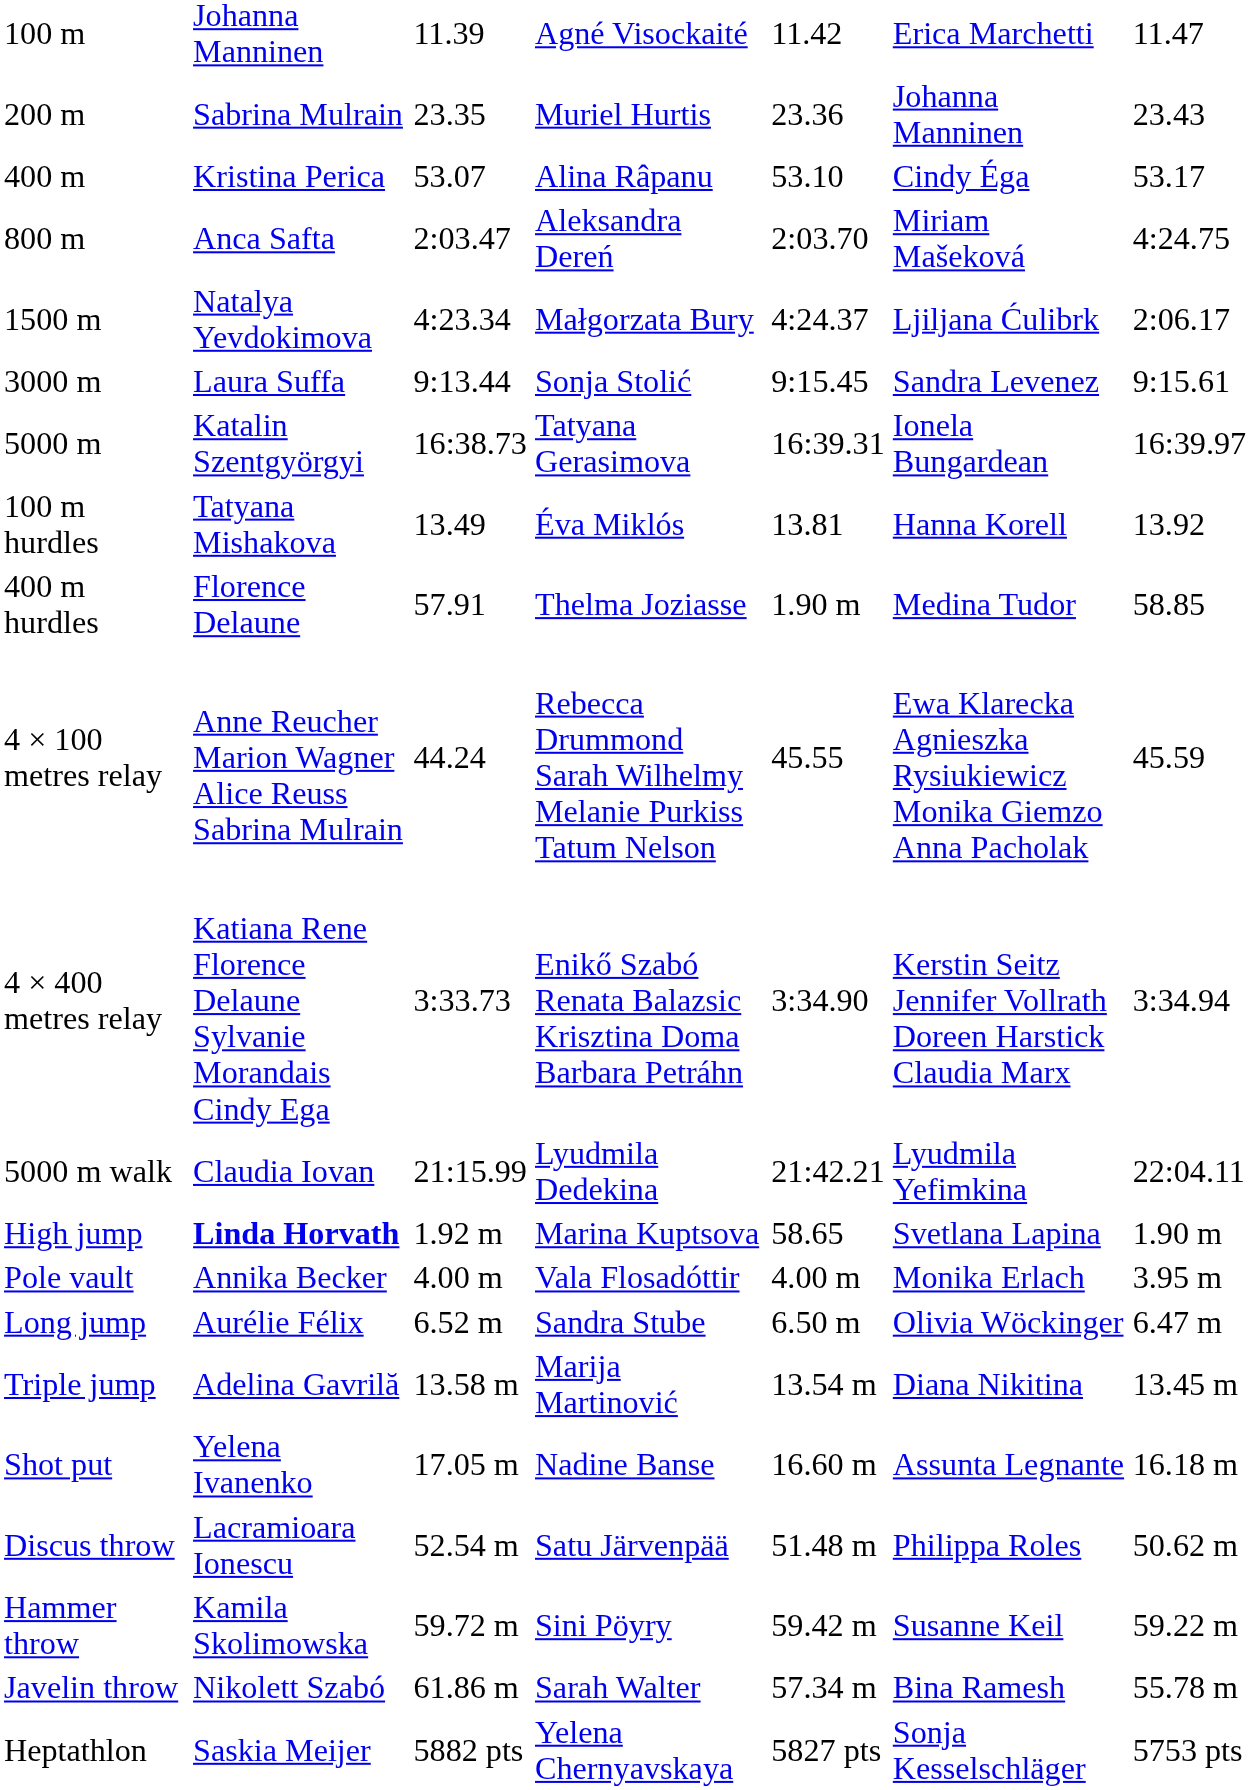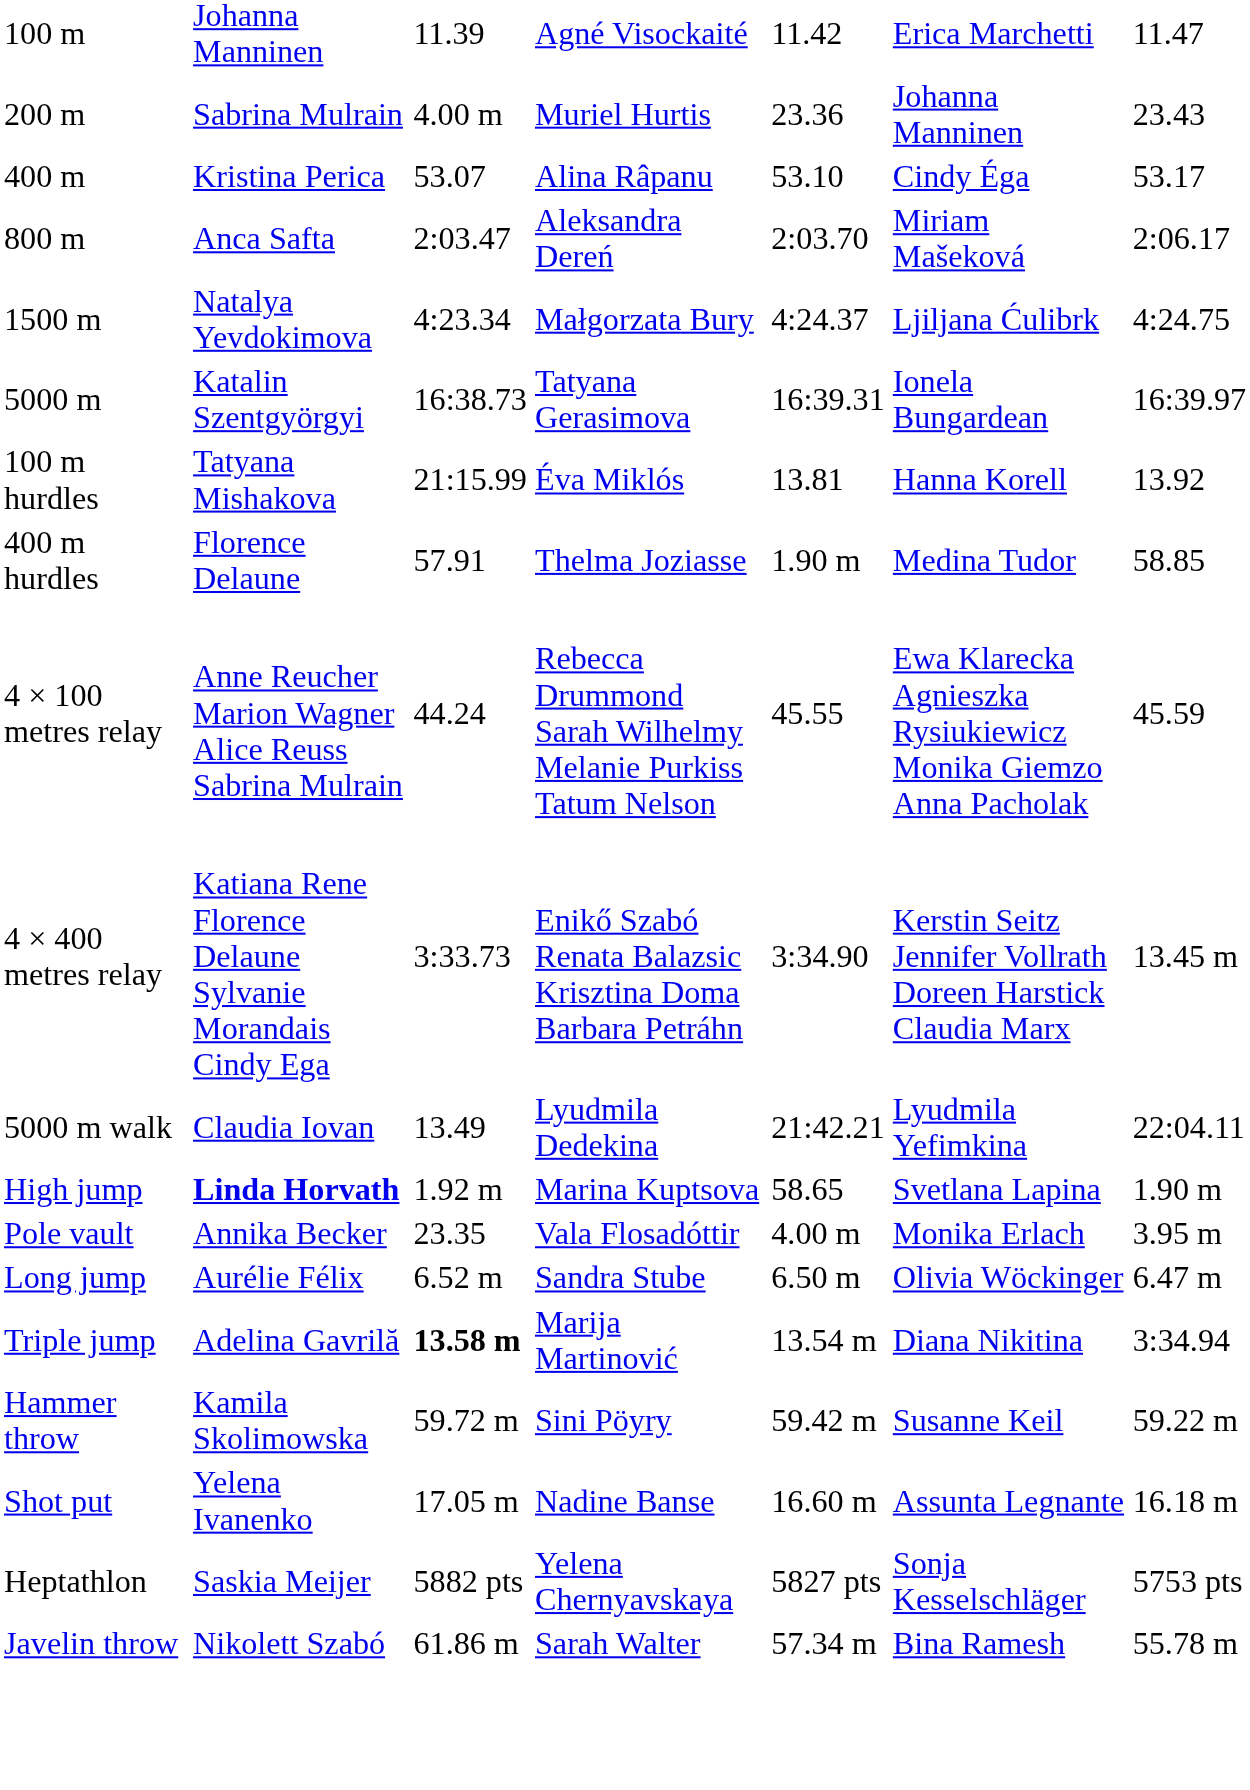(450, 114) 23.35 -> (458, 114) 4.00 m
(1181, 238) 4:24.75 -> (1181, 238) 2:06.17
(1181, 319) 2:06.17 -> (1181, 319) 4:24.75
- row: (53, 381)
(450, 524) 13.49 -> (470, 479) 21:15.99
(1181, 1000) 3:34.94 -> (1185, 956) 13.45 m
(470, 1171) 21:15.99 -> (450, 1127) 13.49
(458, 1277) 4.00 m -> (450, 1233) 23.35
(466, 1384) normal -> (467, 1340) bold
(1185, 1384) 13.45 m -> (1181, 1340) 3:34.94
rows swapped: (58, 1464) <-> (60, 1625)
- row: (89, 1545)
rows swapped: (91, 1687) <-> (75, 1750)
